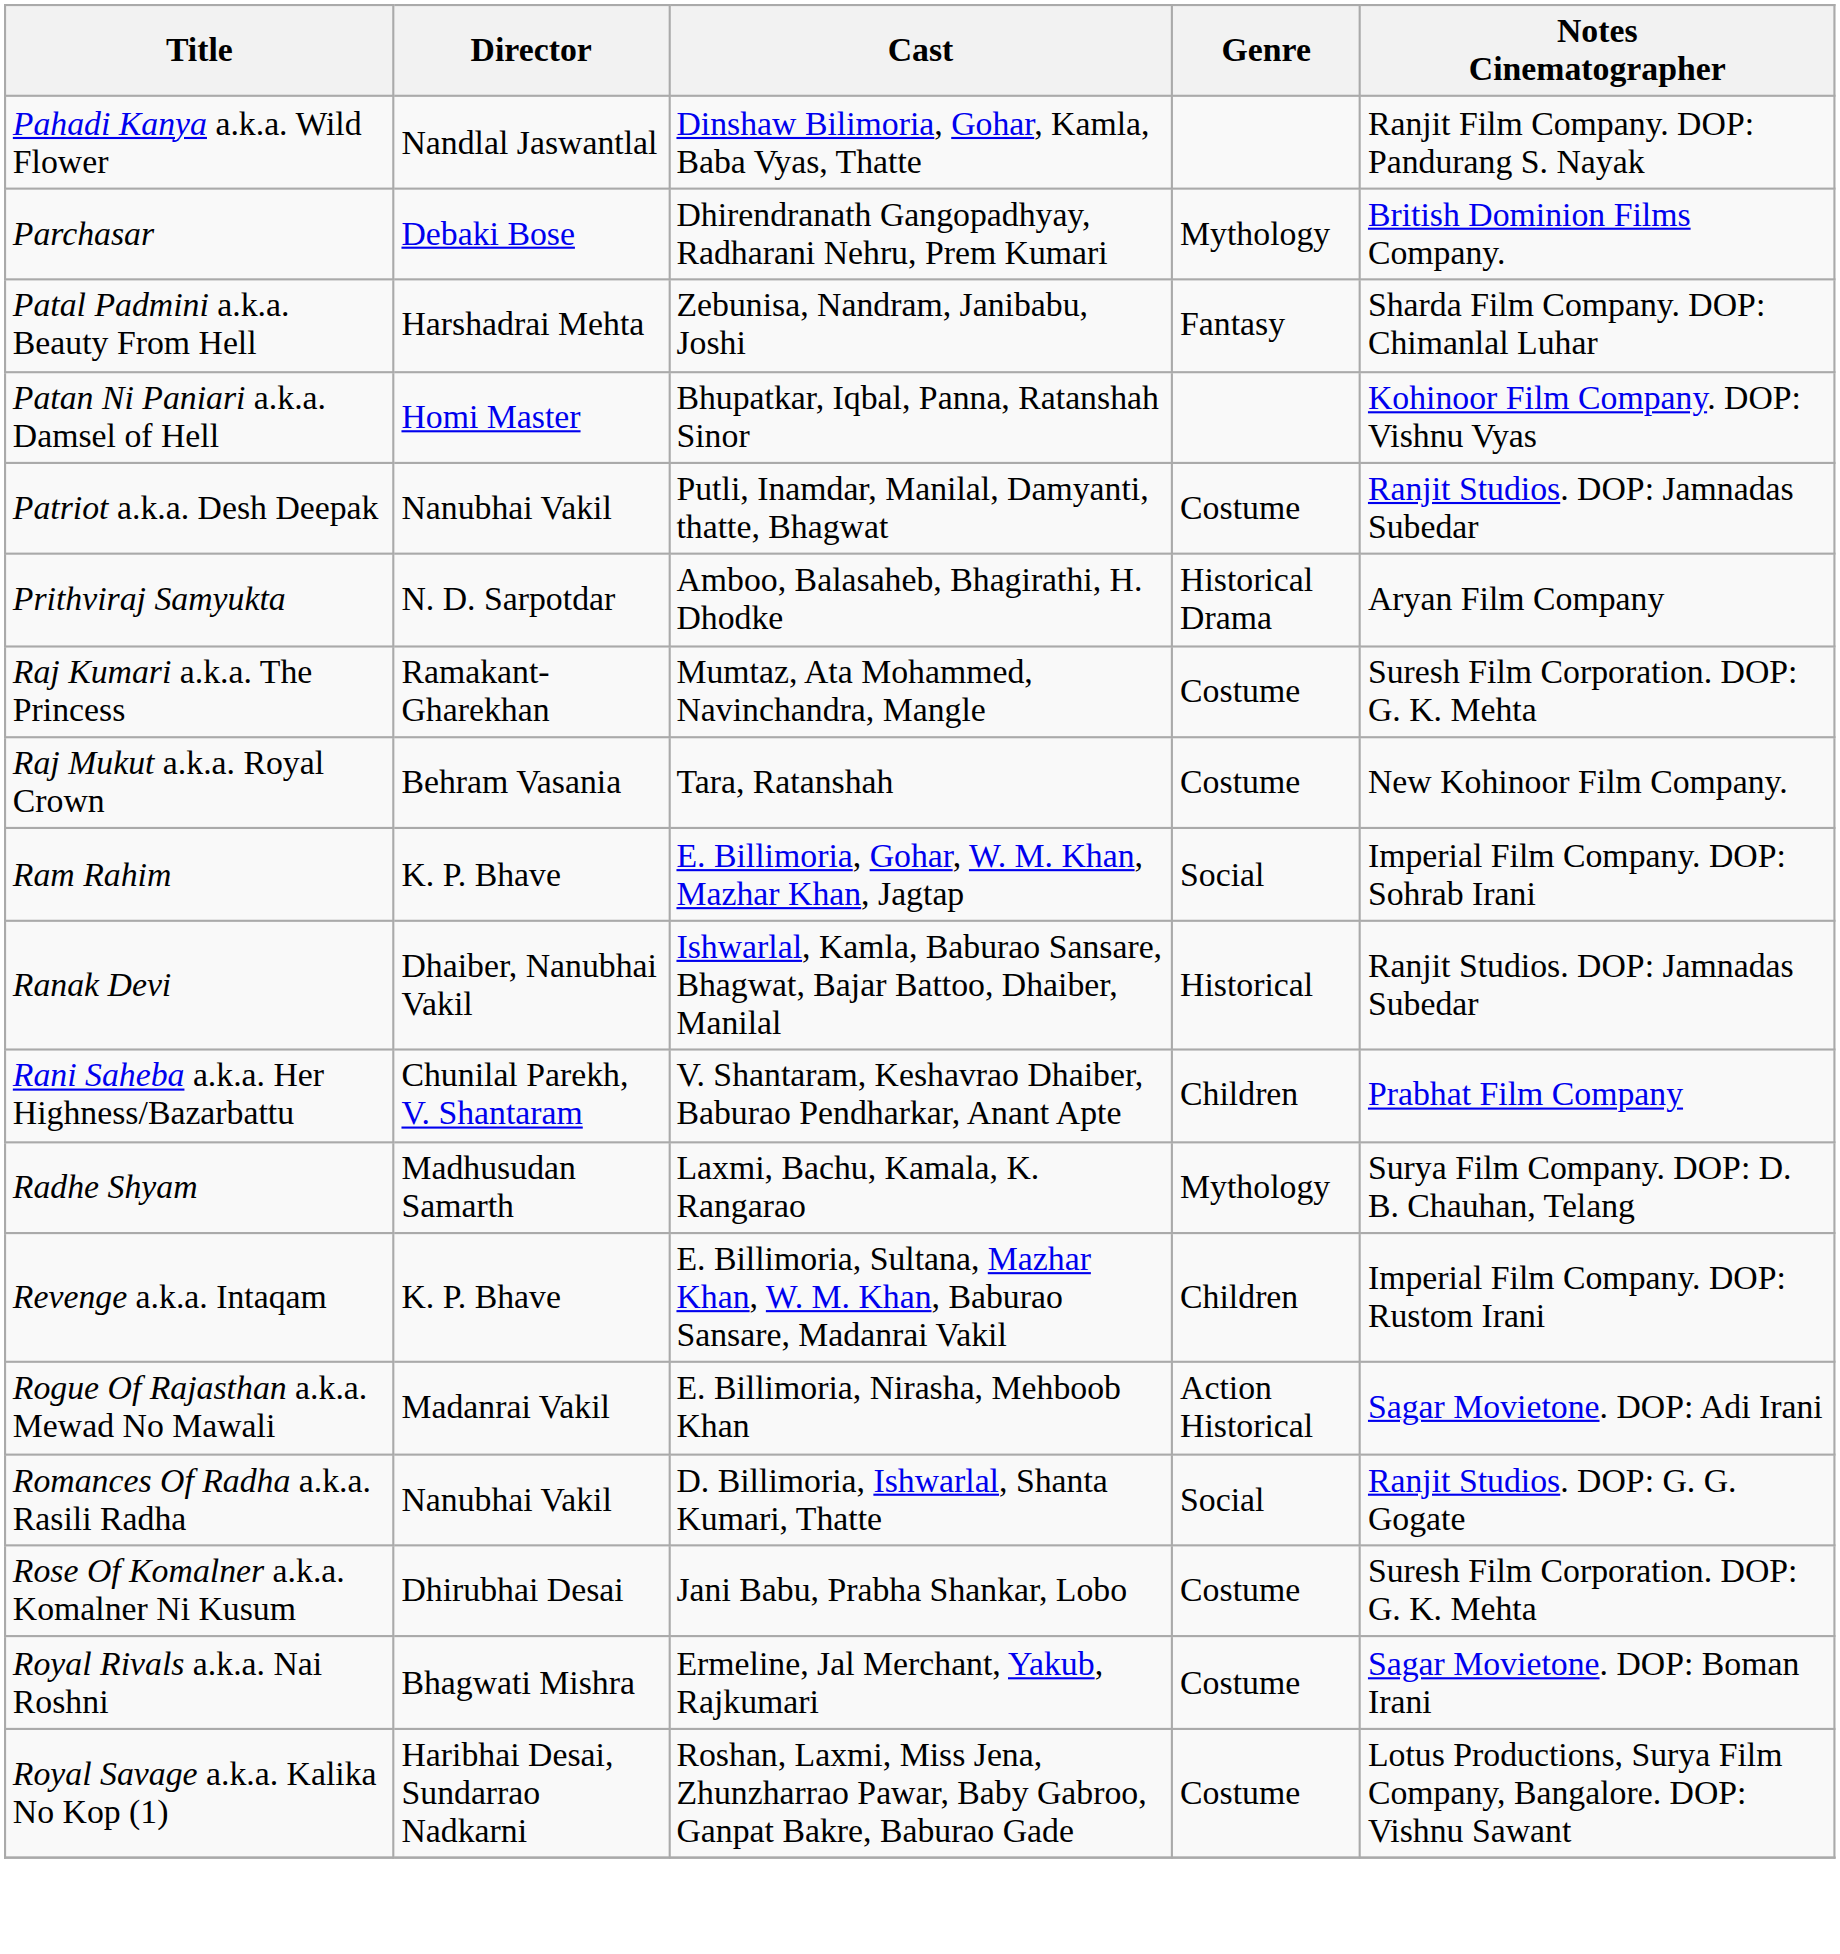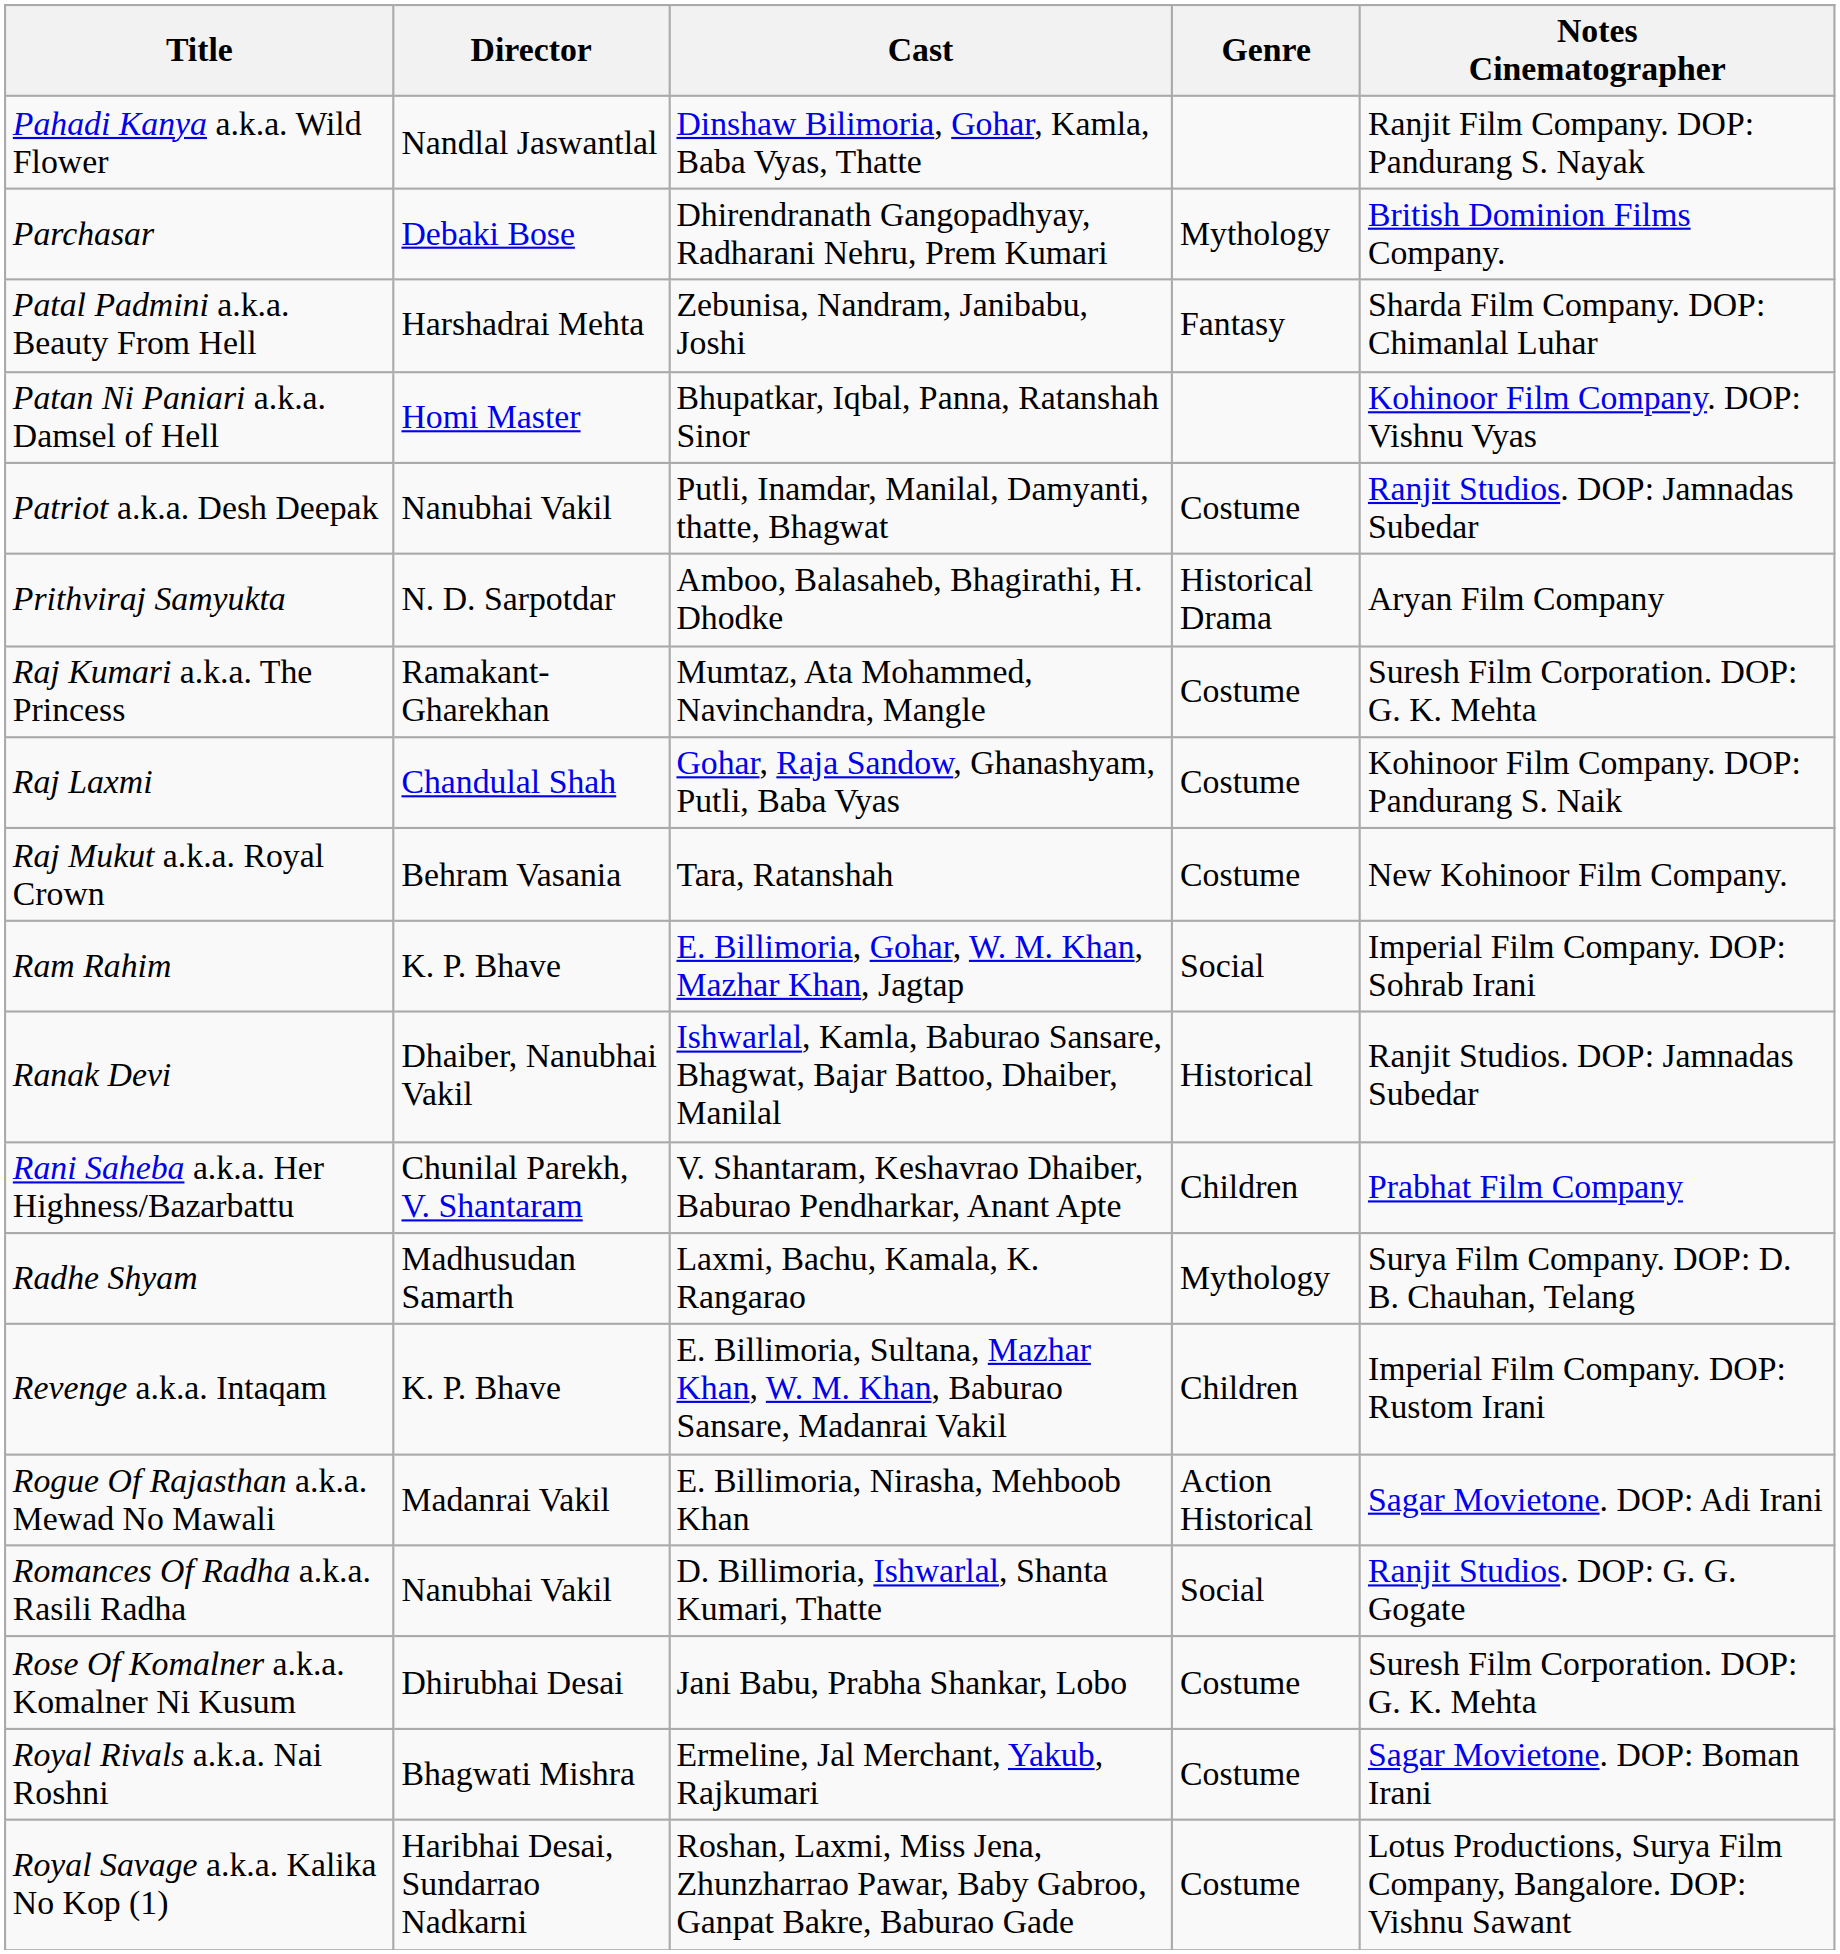+ row: (83, 782)
